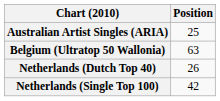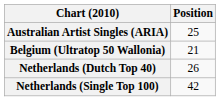(193, 50) 63 -> (193, 50) 21
